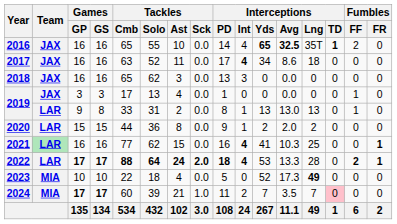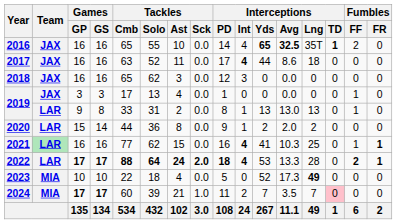(265, 62) 34 -> (265, 62) 44
(224, 78) 13 -> (224, 78) 12
(101, 128) 15 -> (101, 128) 14
(356, 144) 0 -> (356, 144) 1
